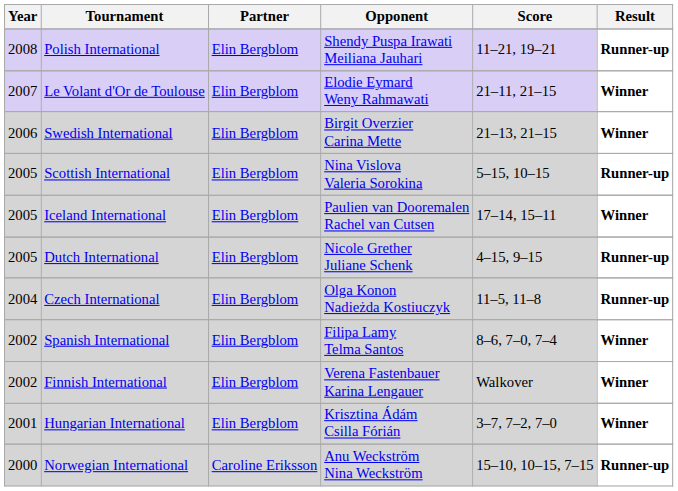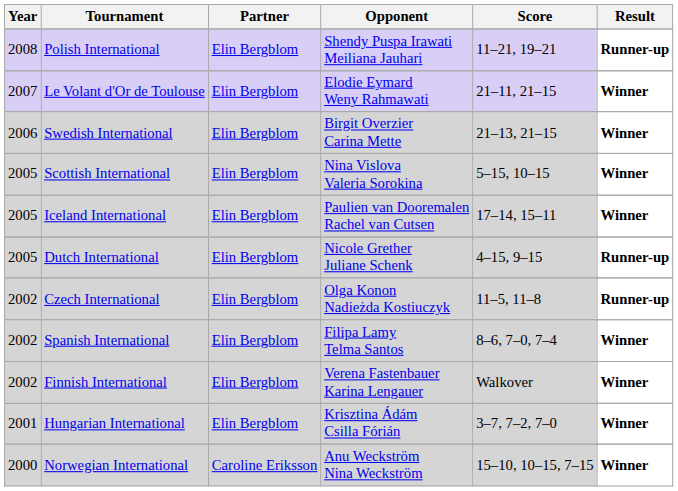(635, 174) Runner-up -> (624, 174) Winner
(23, 299) 2004 -> (23, 299) 2002
(635, 465) Runner-up -> (624, 465) Winner
